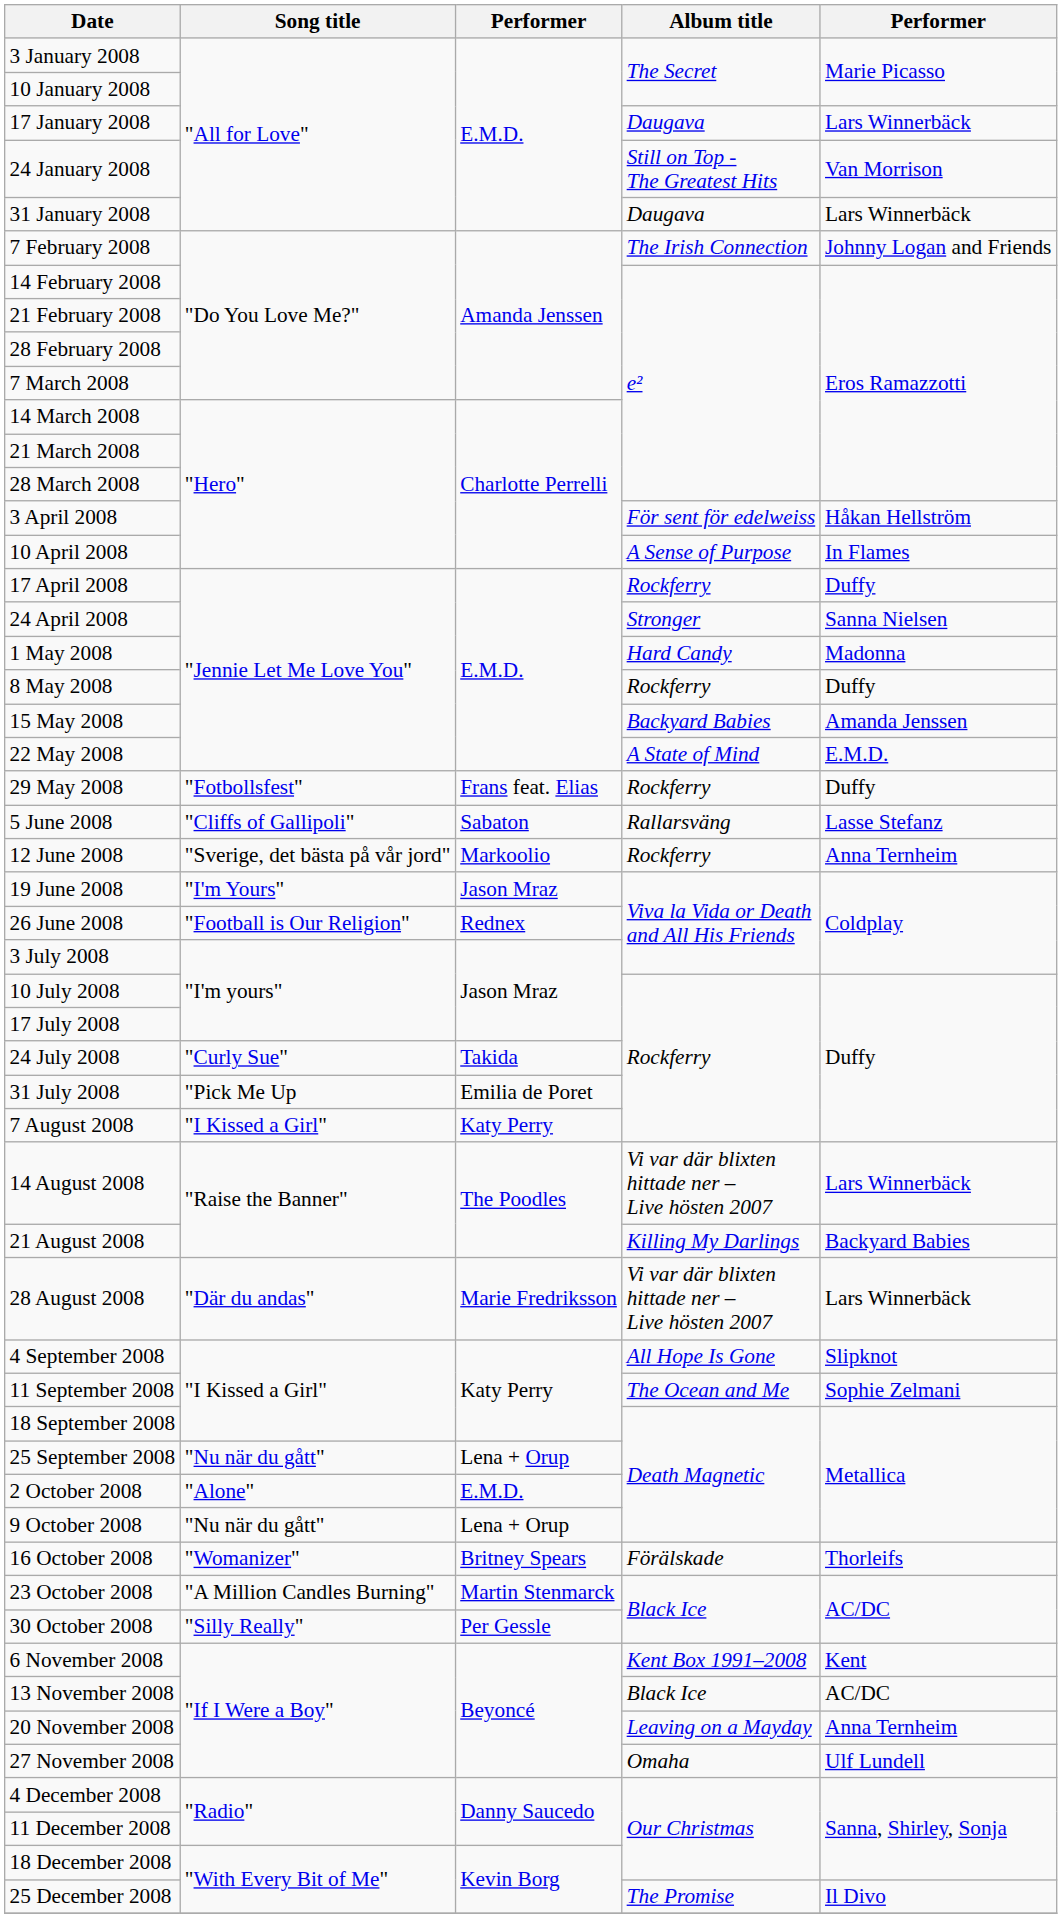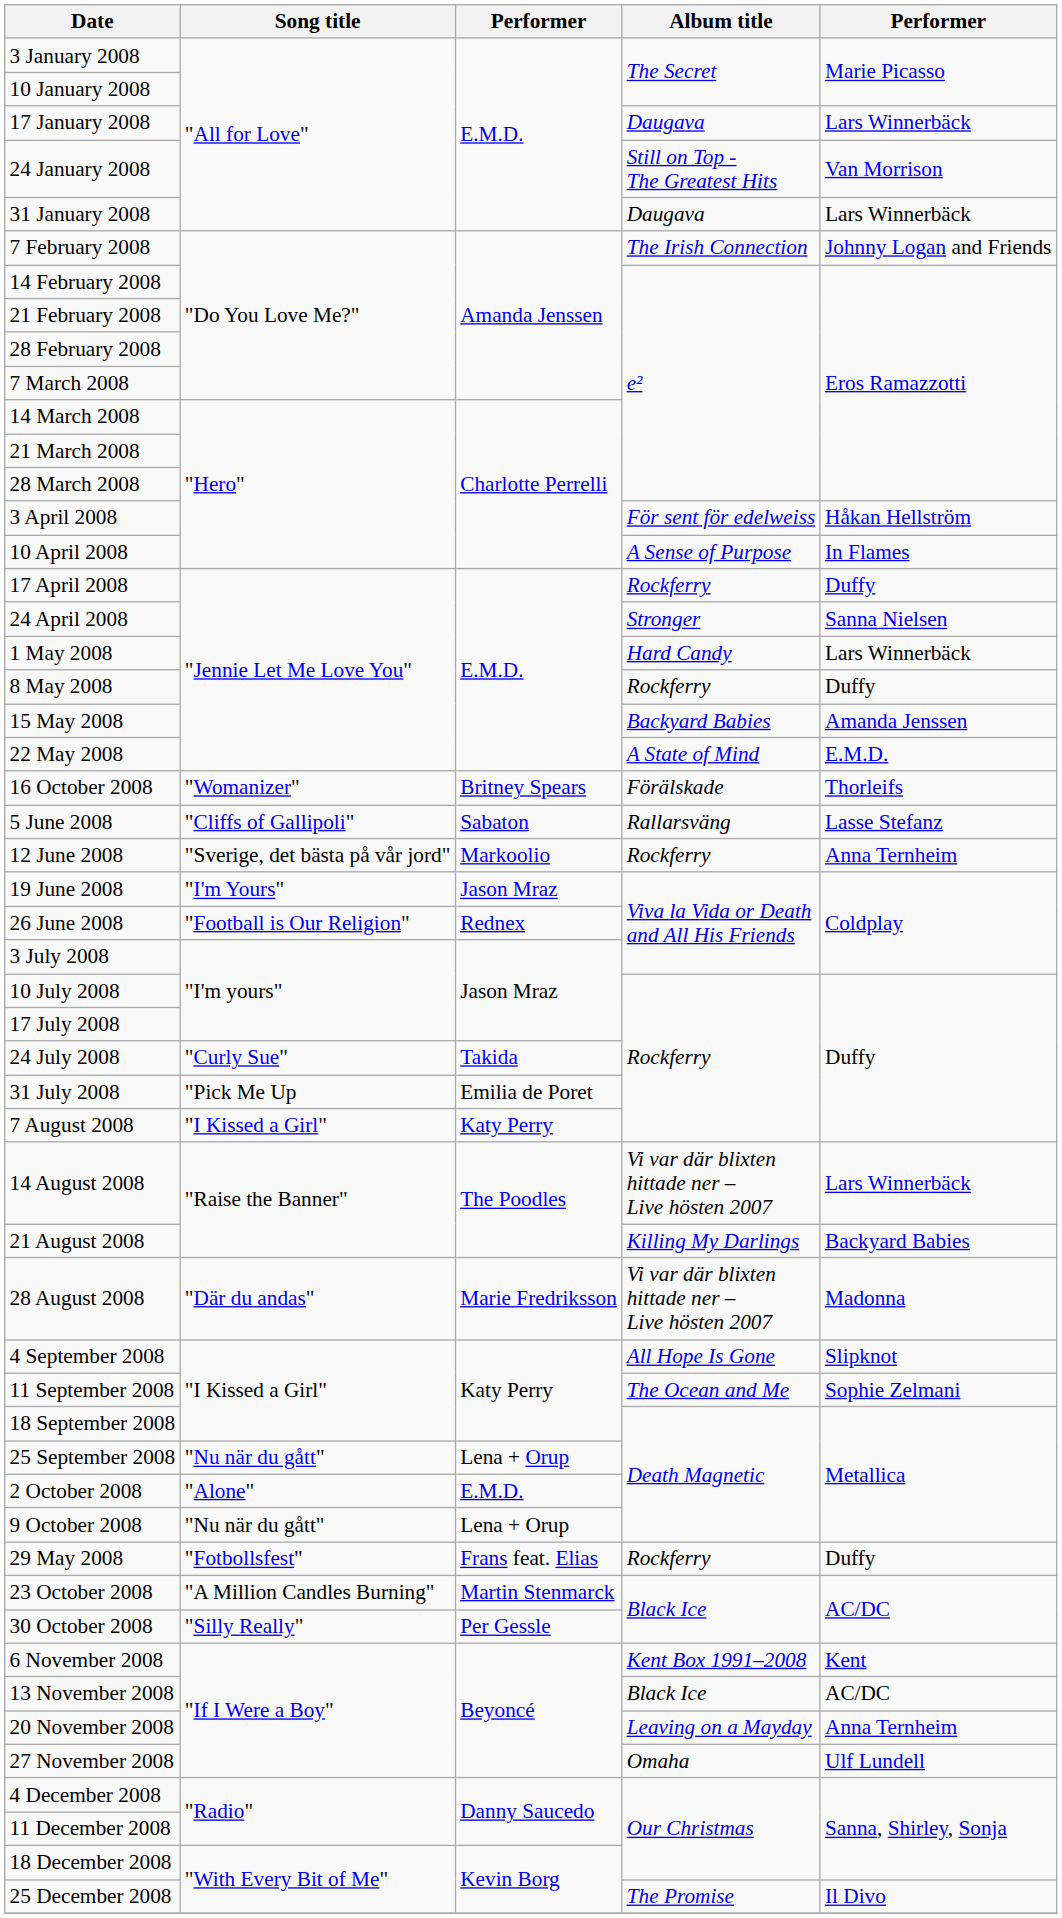(865, 652) Madonna -> (898, 652) Lars Winnerbäck
rows swapped: (66, 787) <-> (81, 1558)
(898, 1298) Lars Winnerbäck -> (865, 1298) Madonna
